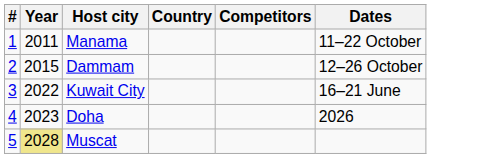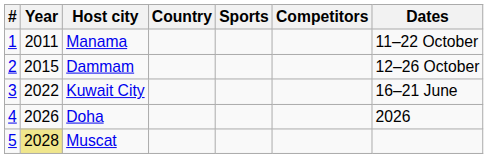+ column: (244, 16)
(42, 116) 2023 -> (42, 116) 2026
